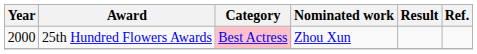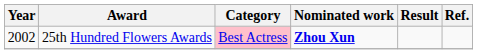(22, 37) 2000 -> (22, 37) 2002
(322, 37) normal -> (324, 37) bold
